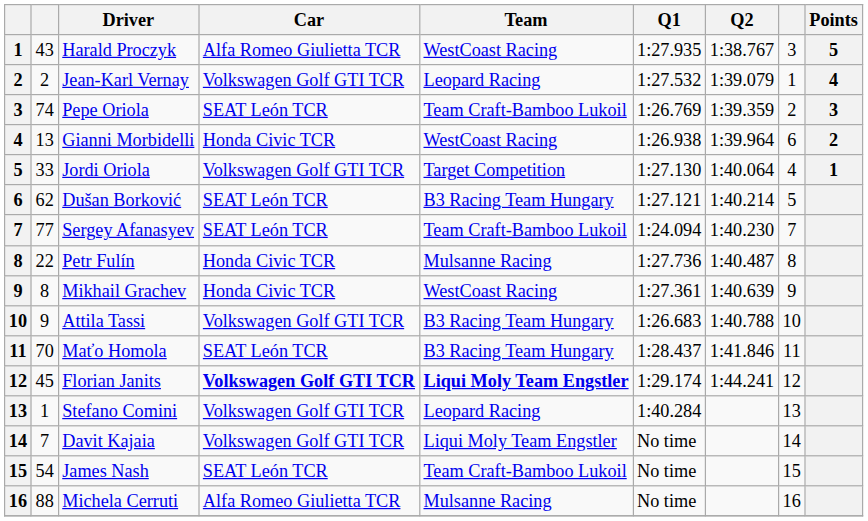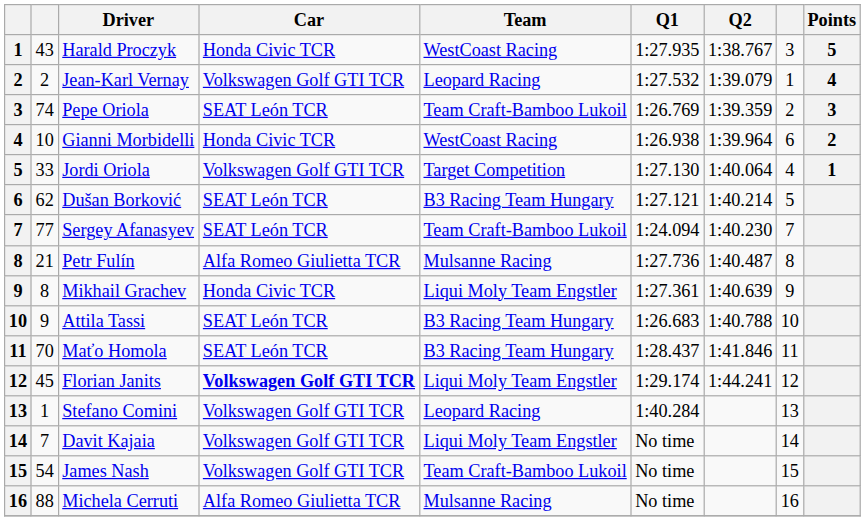(302, 49) Alfa Romeo Giulietta TCR -> (269, 49) Honda Civic TCR
(45, 140) 13 -> (45, 140) 10
(45, 260) 22 -> (45, 260) 21
(269, 260) Honda Civic TCR -> (302, 260) Alfa Romeo Giulietta TCR
(490, 290) WestCoast Racing -> (520, 290) Liqui Moly Team Engstler
(304, 320) Volkswagen Golf GTI TCR -> (265, 320) SEAT León TCR
(526, 380) bold -> (520, 380) normal
(265, 470) SEAT León TCR -> (304, 470) Volkswagen Golf GTI TCR
